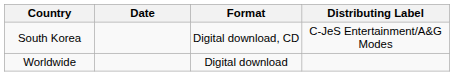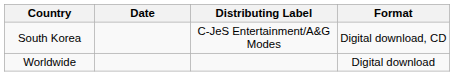columns swapped: (246, 13) <-> (376, 13)
